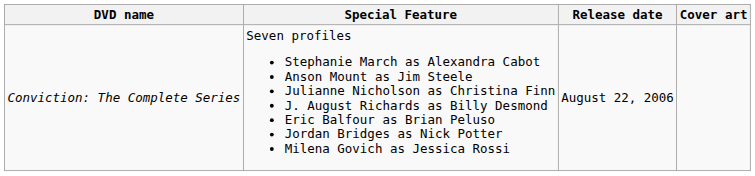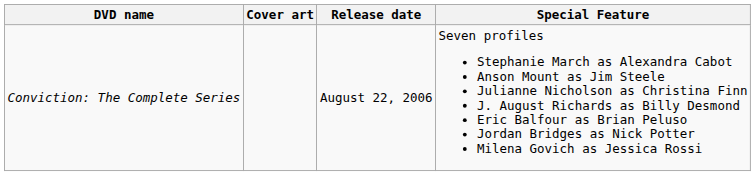columns swapped: (714, 15) <-> (401, 15)
